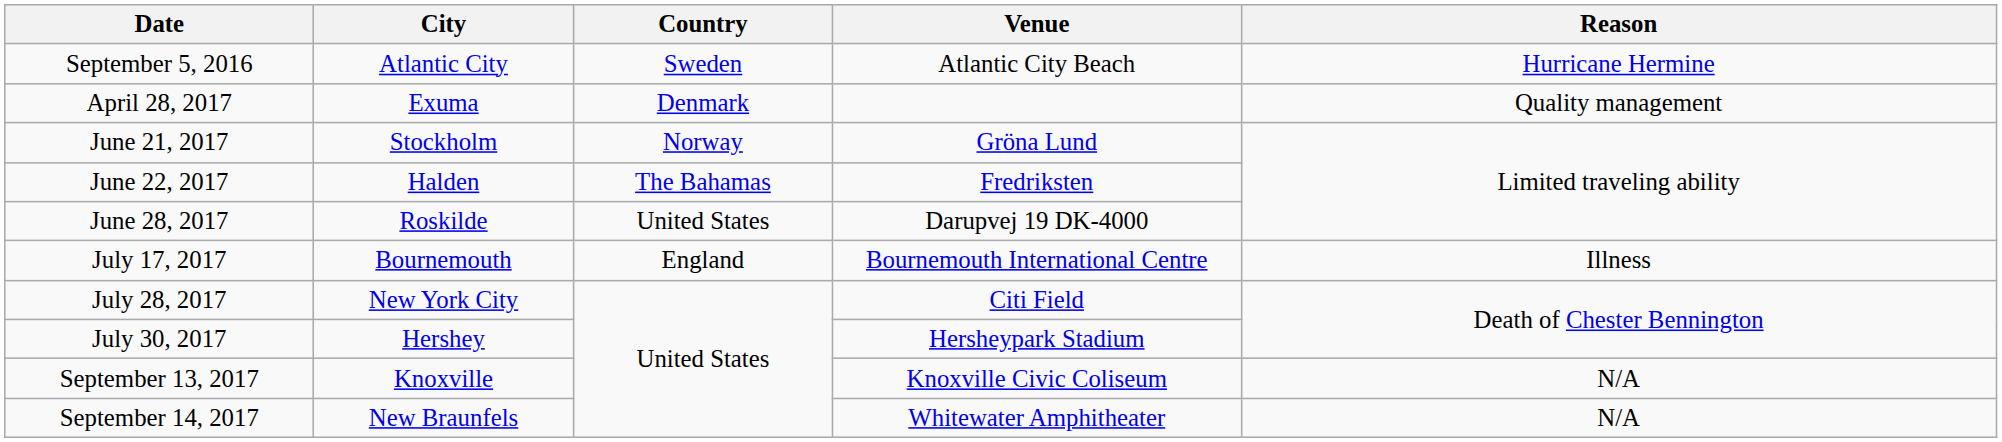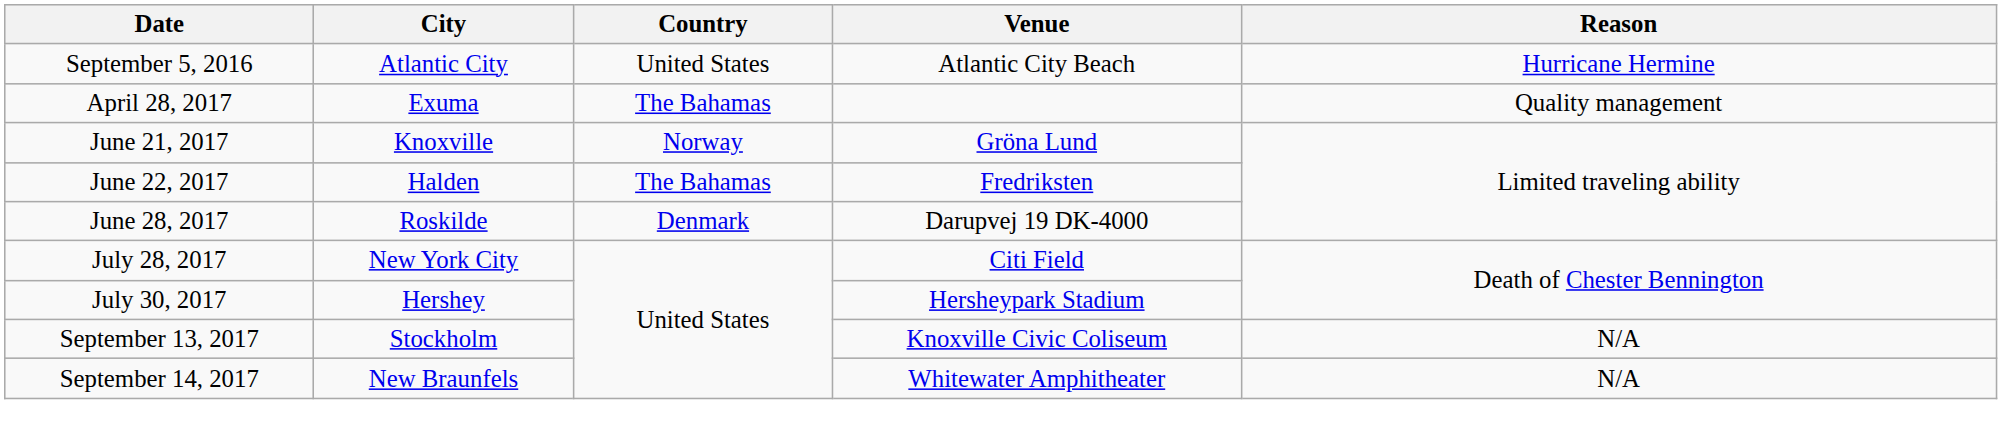(703, 63) Sweden -> (703, 63) United States
(703, 102) Denmark -> (703, 102) The Bahamas
(444, 142) Stockholm -> (444, 142) Knoxville
(703, 220) United States -> (703, 220) Denmark
- row: (159, 260)
(444, 378) Knoxville -> (444, 338) Stockholm
